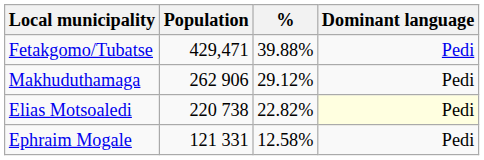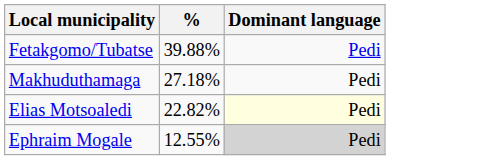- column: (206, 19)
(285, 79) 29.12% -> (192, 79) 27.18%
(285, 140) 12.58% -> (192, 140) 12.55%
(458, 140) no background -> (365, 140) lightgrey background
